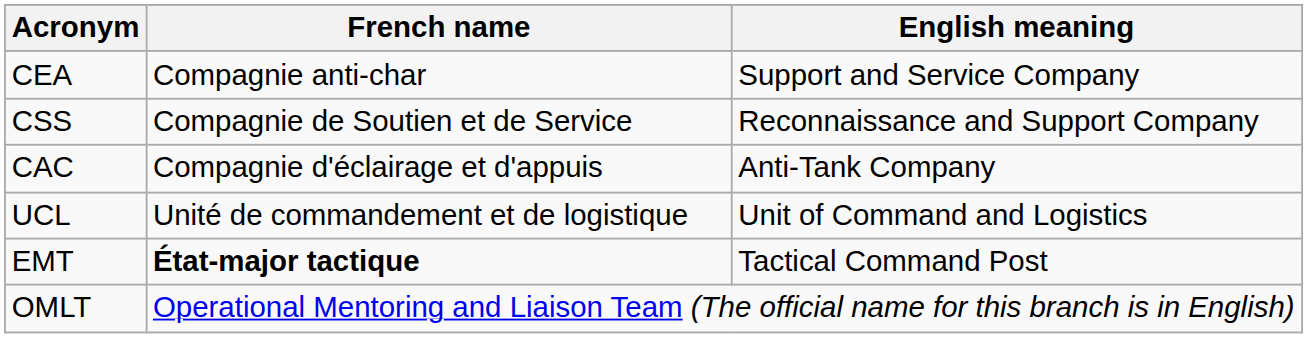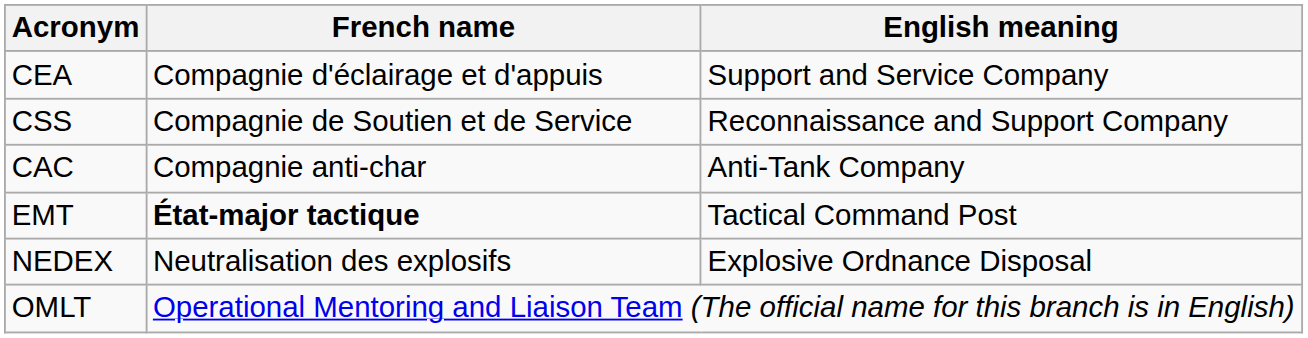(290, 74) Compagnie anti-char -> (378, 74) Compagnie d'éclairage et d'appuis
(378, 167) Compagnie d'éclairage et d'appuis -> (290, 167) Compagnie anti-char
- row: (41, 214)
+ row: (62, 261)
